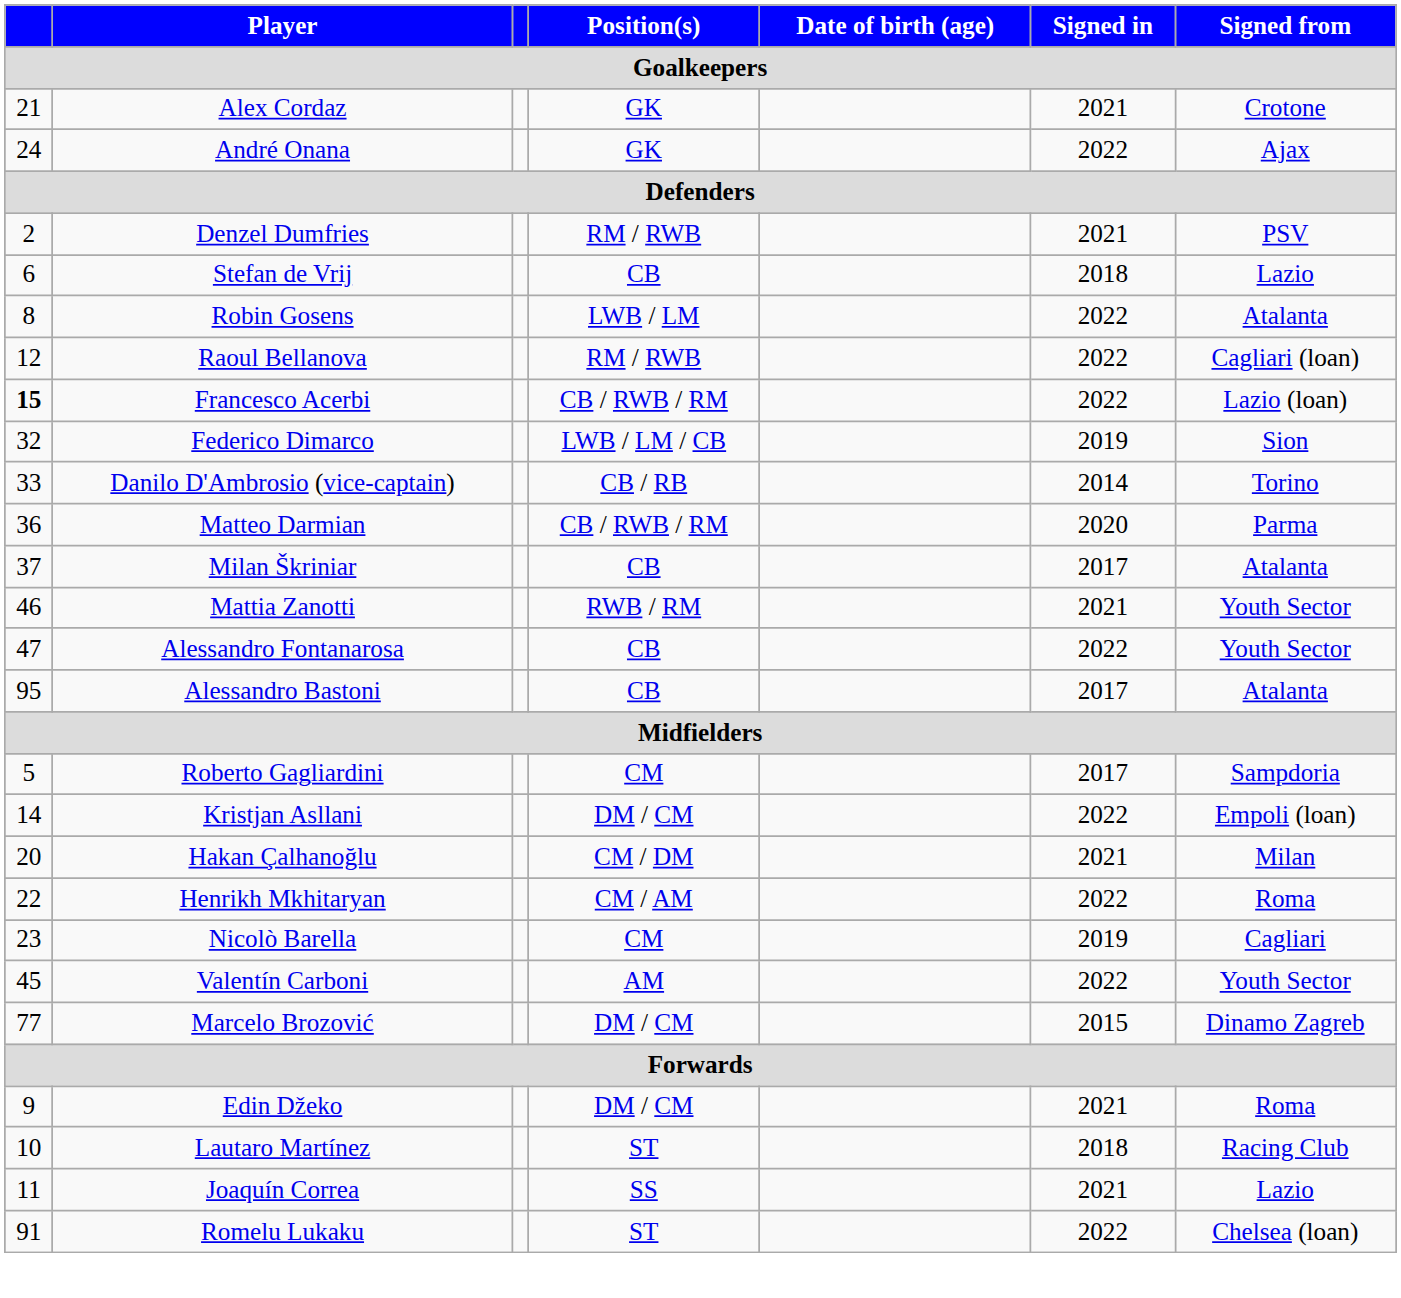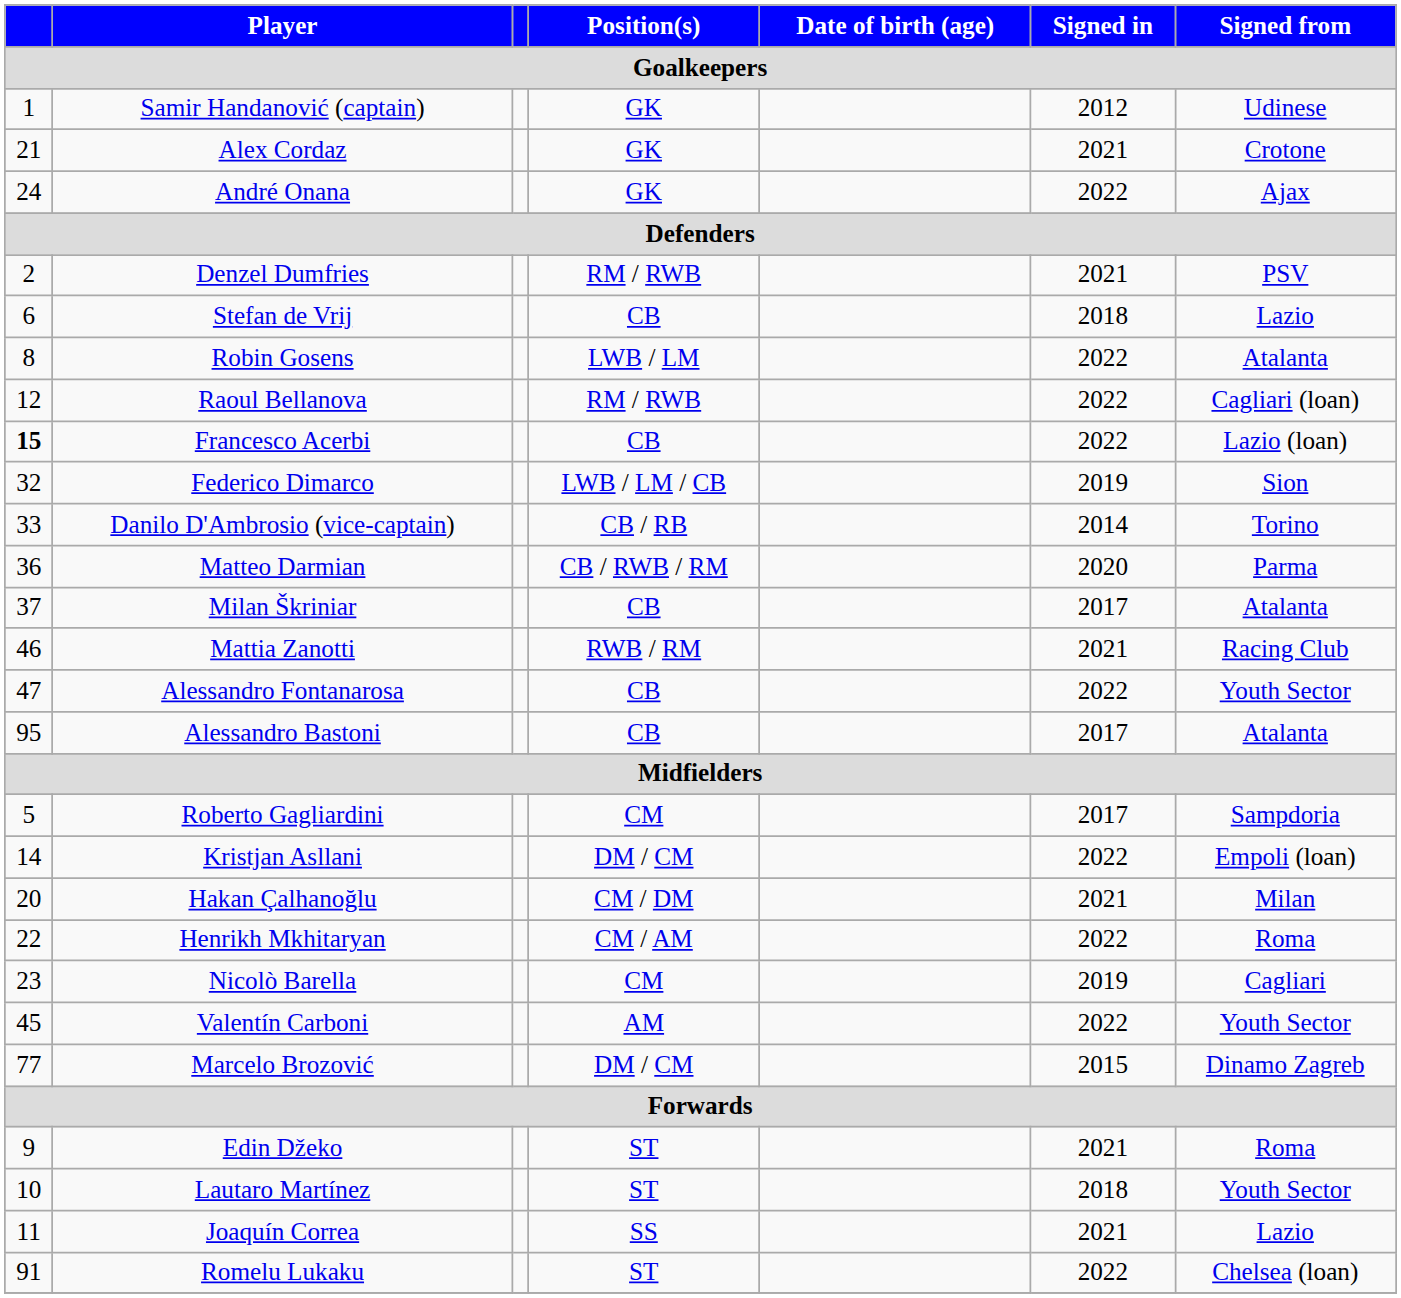+ row: (283, 108)
(644, 399) CB / RWB / RM -> (644, 441) CB
(1285, 607) Youth Sector -> (1285, 649) Racing Club
(644, 1106) DM / CM -> (644, 1147) ST
(1285, 1147) Racing Club -> (1285, 1189) Youth Sector
